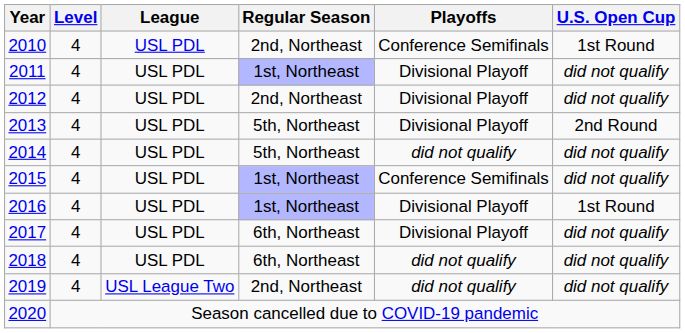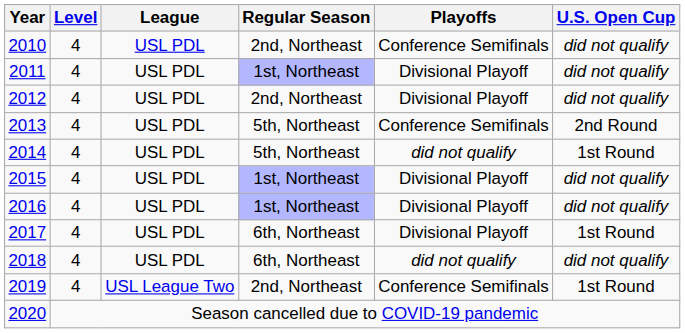(616, 44) 1st Round -> (616, 44) did not qualify
(464, 125) Divisional Playoff -> (464, 125) Conference Semifinals
(616, 152) did not qualify -> (616, 152) 1st Round
(464, 179) Conference Semifinals -> (464, 179) Divisional Playoff
(616, 206) 1st Round -> (616, 206) did not qualify
(616, 233) did not qualify -> (616, 233) 1st Round
(464, 286) did not qualify -> (464, 286) Conference Semifinals
(616, 286) did not qualify -> (616, 286) 1st Round
